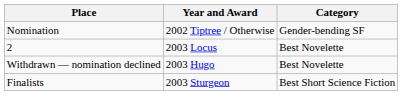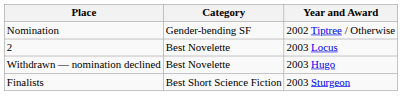columns swapped: (220, 13) <-> (337, 13)
